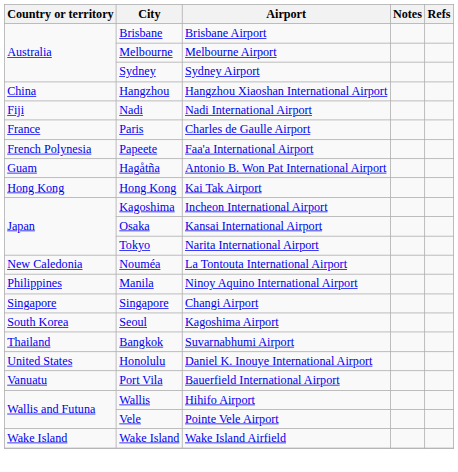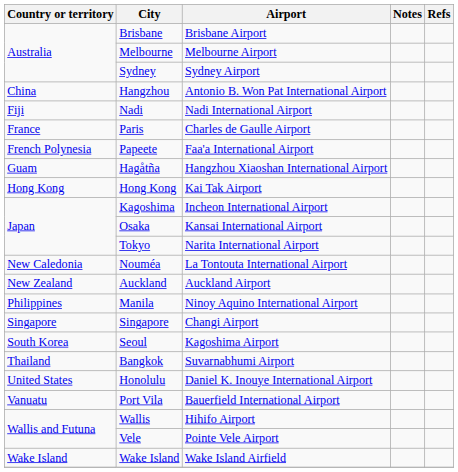(286, 91) Hangzhou Xiaoshan International Airport -> (286, 91) Antonio B. Won Pat International Airport
(286, 168) Antonio B. Won Pat International Airport -> (286, 168) Hangzhou Xiaoshan International Airport
+ row: (143, 284)
